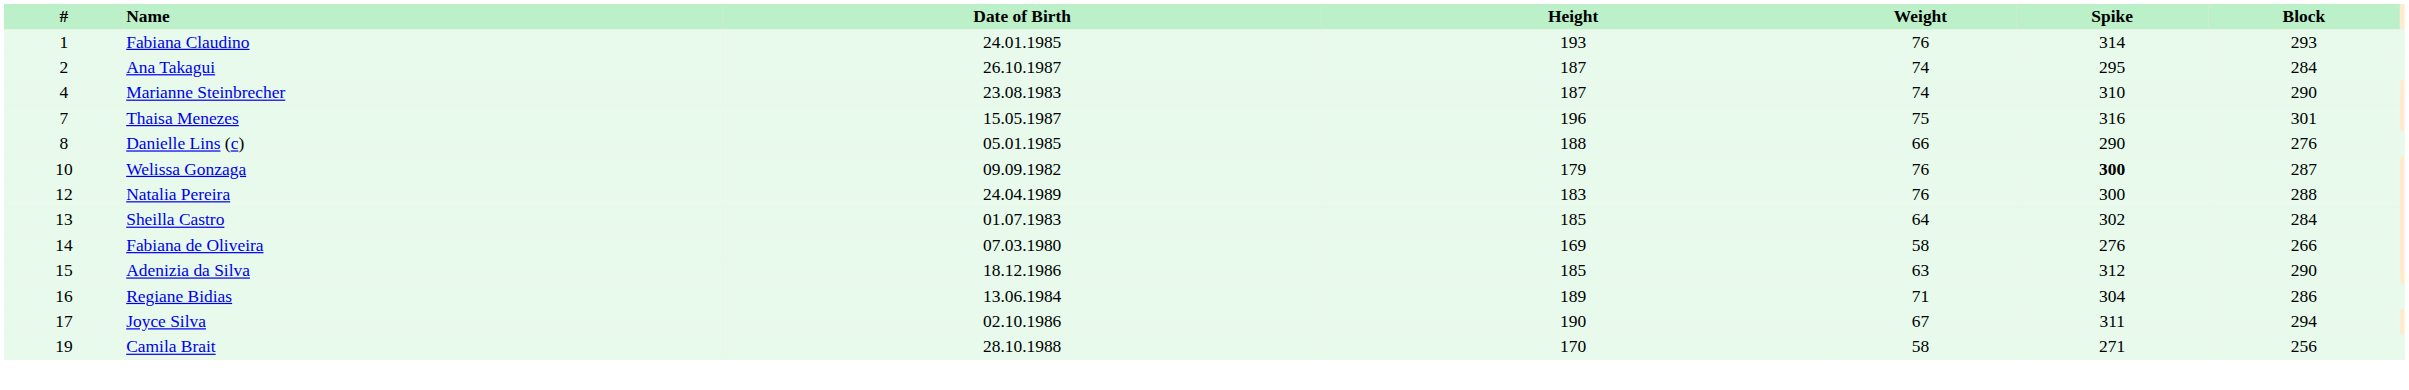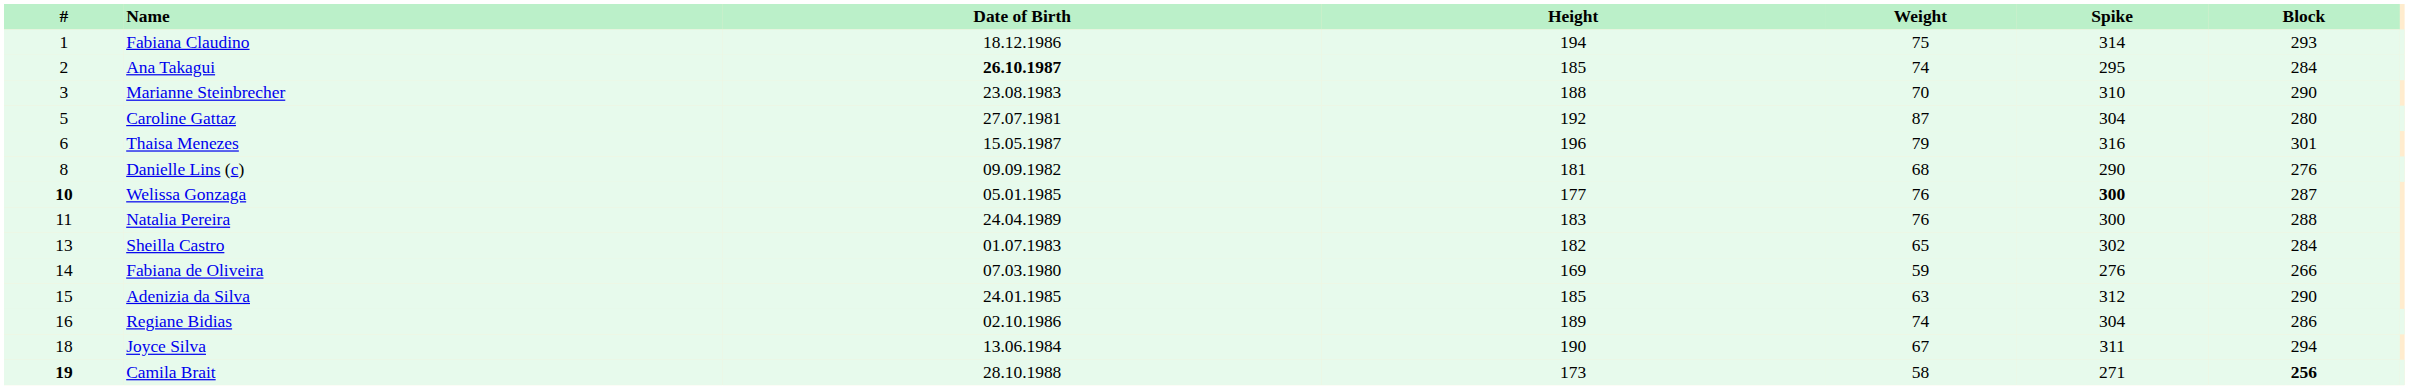(1022, 42) 24.01.1985 -> (1022, 42) 18.12.1986
(1573, 42) 193 -> (1573, 42) 194
(1920, 42) 76 -> (1920, 42) 75
(1022, 67) normal -> (1022, 67) bold
(1573, 67) 187 -> (1573, 67) 185
(64, 92) 4 -> (64, 92) 3
(1573, 92) 187 -> (1573, 92) 188
(1920, 92) 74 -> (1920, 92) 70
+ row: (181, 118)
(64, 118) 7 -> (64, 143) 6
(1920, 118) 75 -> (1920, 143) 79
(1022, 143) 05.01.1985 -> (1022, 169) 09.09.1982
(1573, 143) 188 -> (1573, 169) 181
(1920, 143) 66 -> (1920, 169) 68
(64, 169) normal -> (64, 194) bold
(1022, 169) 09.09.1982 -> (1022, 194) 05.01.1985
(1573, 169) 179 -> (1573, 194) 177
(64, 194) 12 -> (64, 219) 11
(1573, 219) 185 -> (1573, 245) 182
(1920, 219) 64 -> (1920, 245) 65
(1920, 245) 58 -> (1920, 270) 59
(1022, 270) 18.12.1986 -> (1022, 296) 24.01.1985
(1022, 296) 13.06.1984 -> (1022, 321) 02.10.1986
(1920, 296) 71 -> (1920, 321) 74
(64, 321) 17 -> (64, 346) 18
(1022, 321) 02.10.1986 -> (1022, 346) 13.06.1984
(64, 346) normal -> (64, 372) bold
(1573, 346) 170 -> (1573, 372) 173
(2304, 346) normal -> (2304, 372) bold
